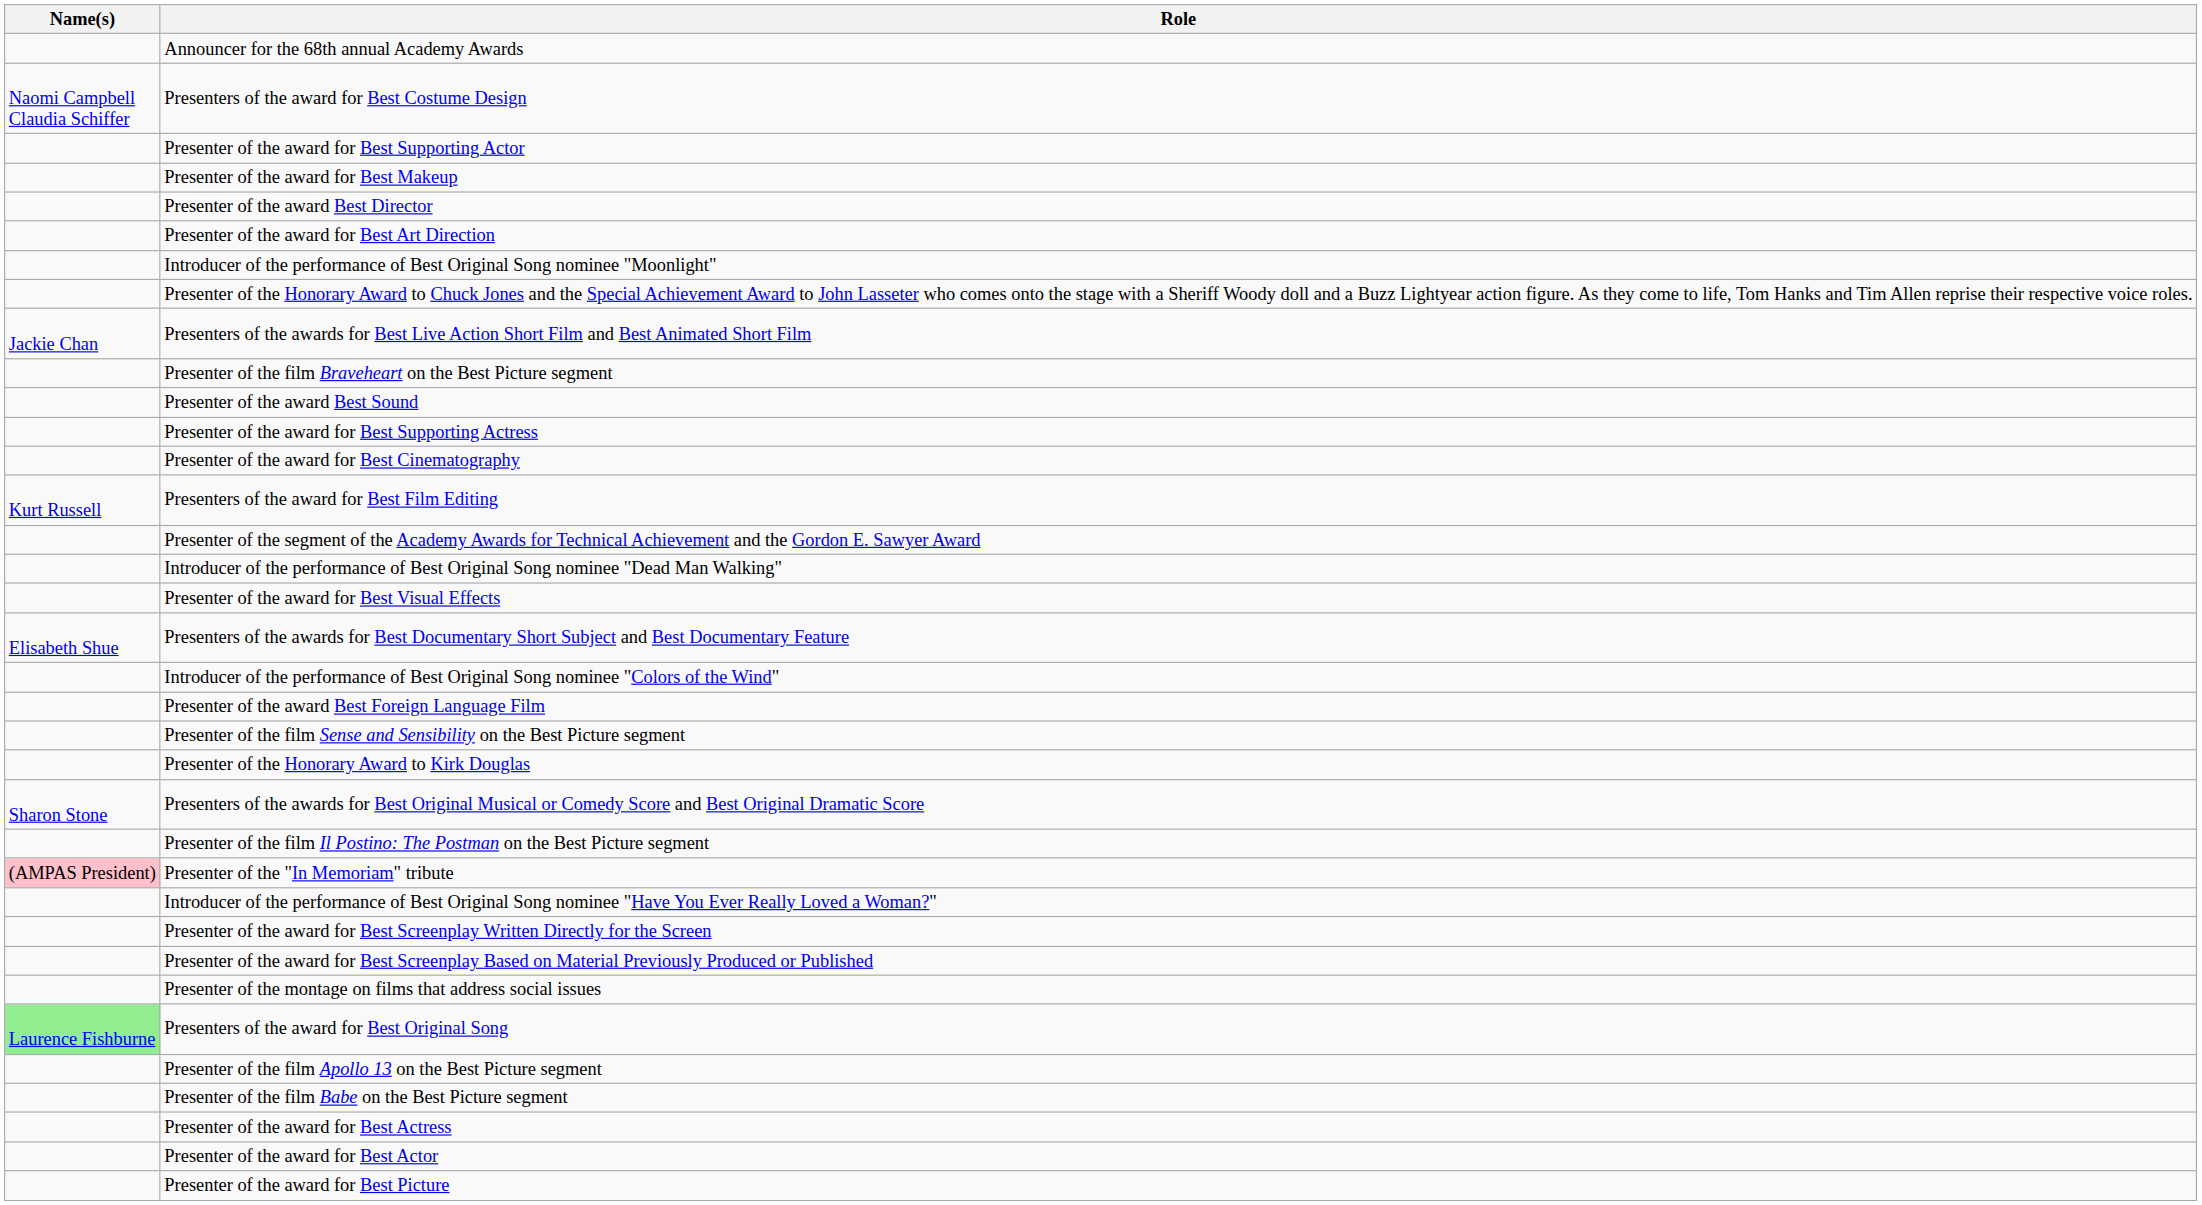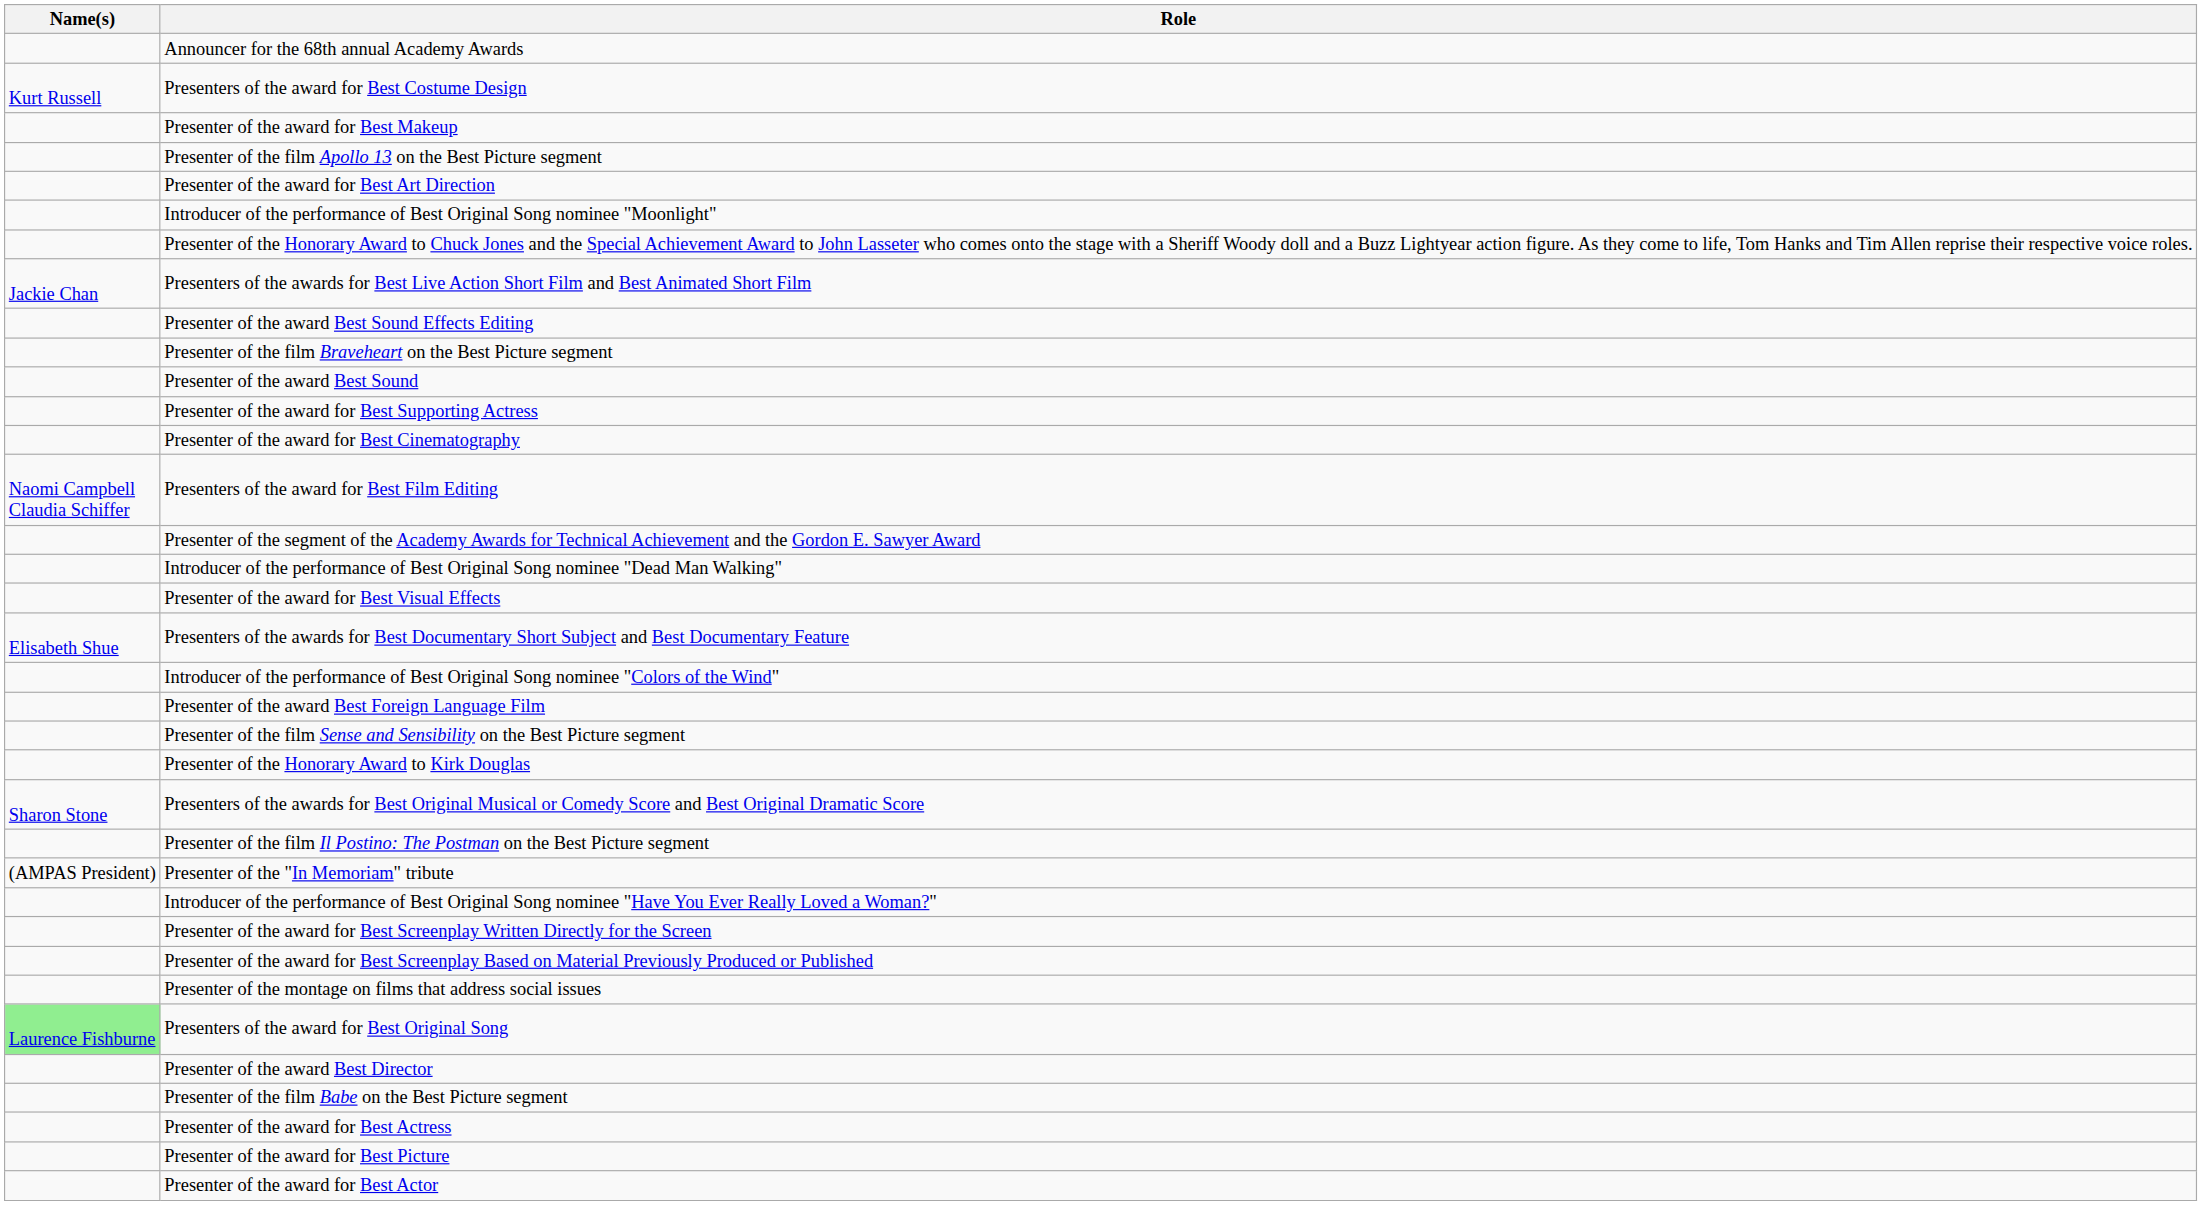(72, 108) Naomi Campbell Claudia Schiffer -> (55, 98) Kurt Russell
- row: (344, 148)
rows swapped: (383, 1068) <-> (298, 206)
+ row: (349, 323)
(55, 510) Kurt Russell -> (72, 500) Naomi Campbell Claudia Schiffer
(82, 872) pink background -> (82, 872) no background
rows swapped: (301, 1156) <-> (307, 1185)
